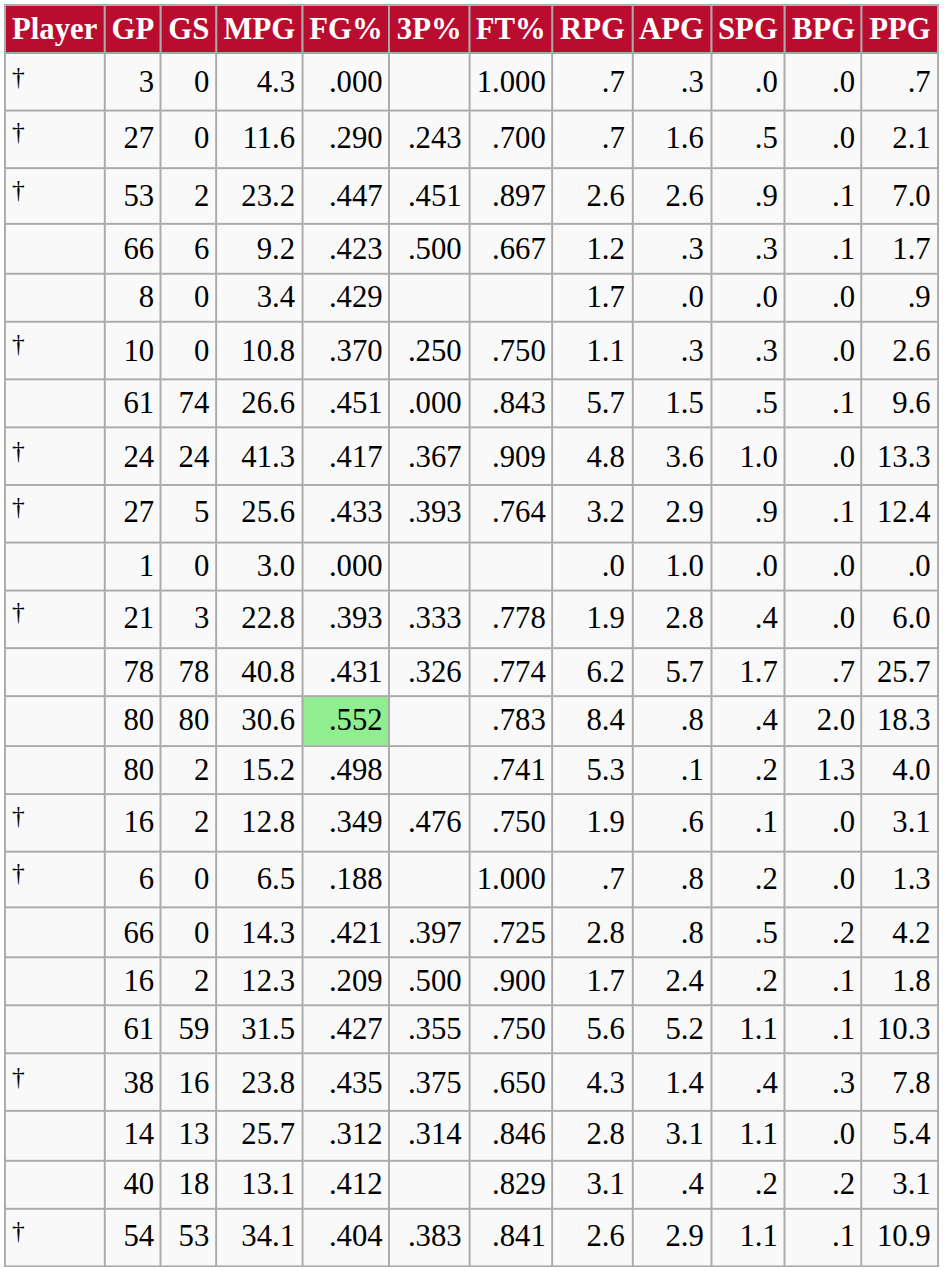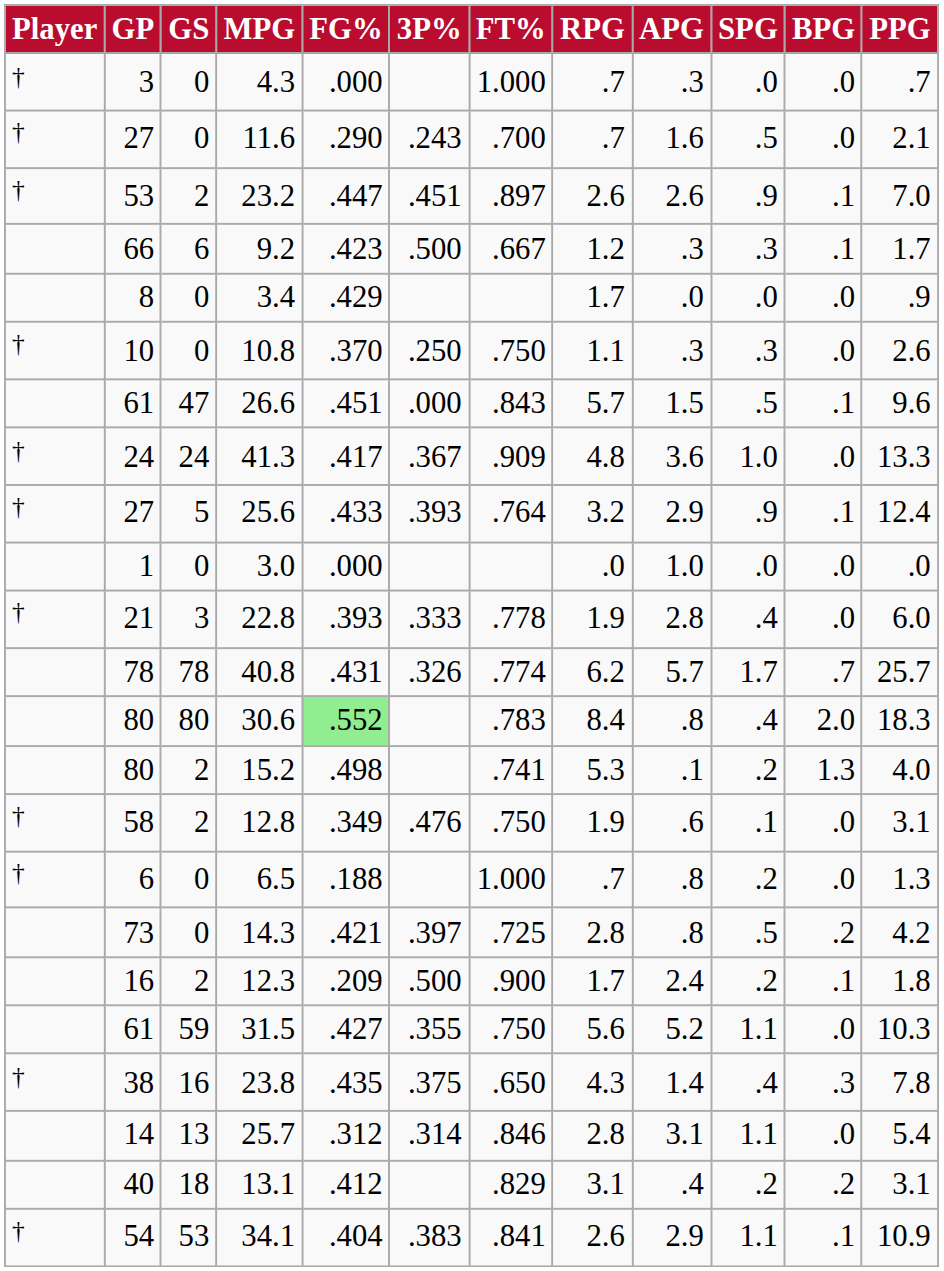(194, 403) 74 -> (194, 403) 47
(139, 821) 16 -> (139, 821) 58
(139, 931) 66 -> (139, 931) 73
(844, 1029) .1 -> (844, 1029) .0
